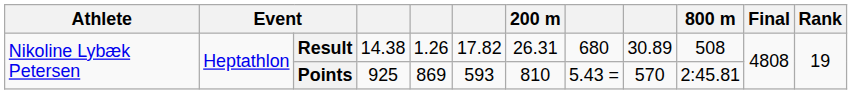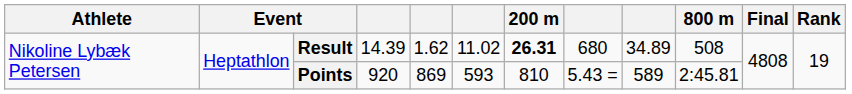(383, 47) 14.38 -> (383, 47) 14.39
(431, 47) 1.26 -> (431, 47) 1.62
(479, 47) 17.82 -> (479, 47) 11.02
(535, 47) normal -> (534, 47) bold
(650, 47) 30.89 -> (648, 47) 34.89
(383, 76) 925 -> (383, 76) 920
(650, 76) 570 -> (648, 76) 589
